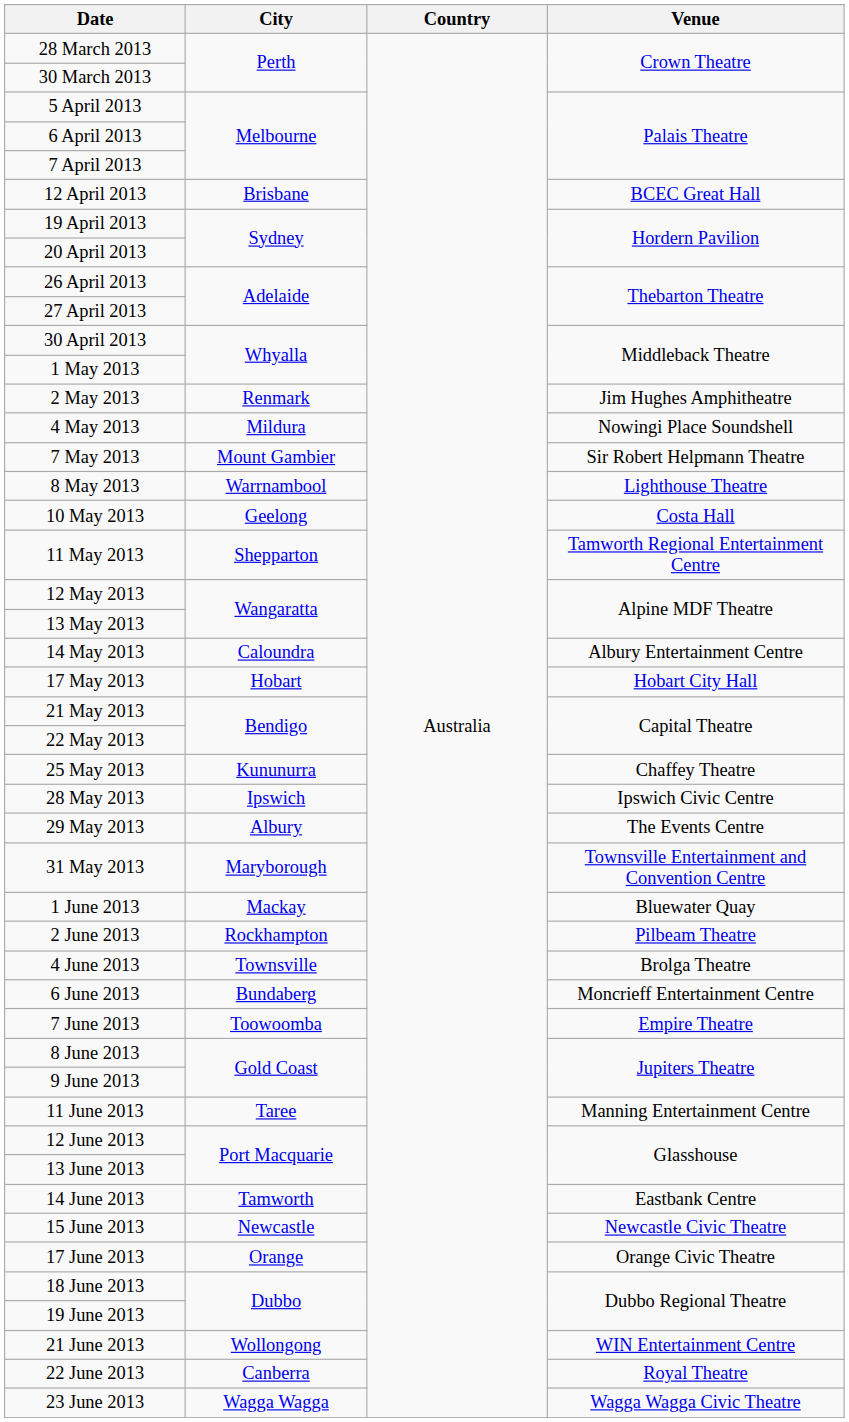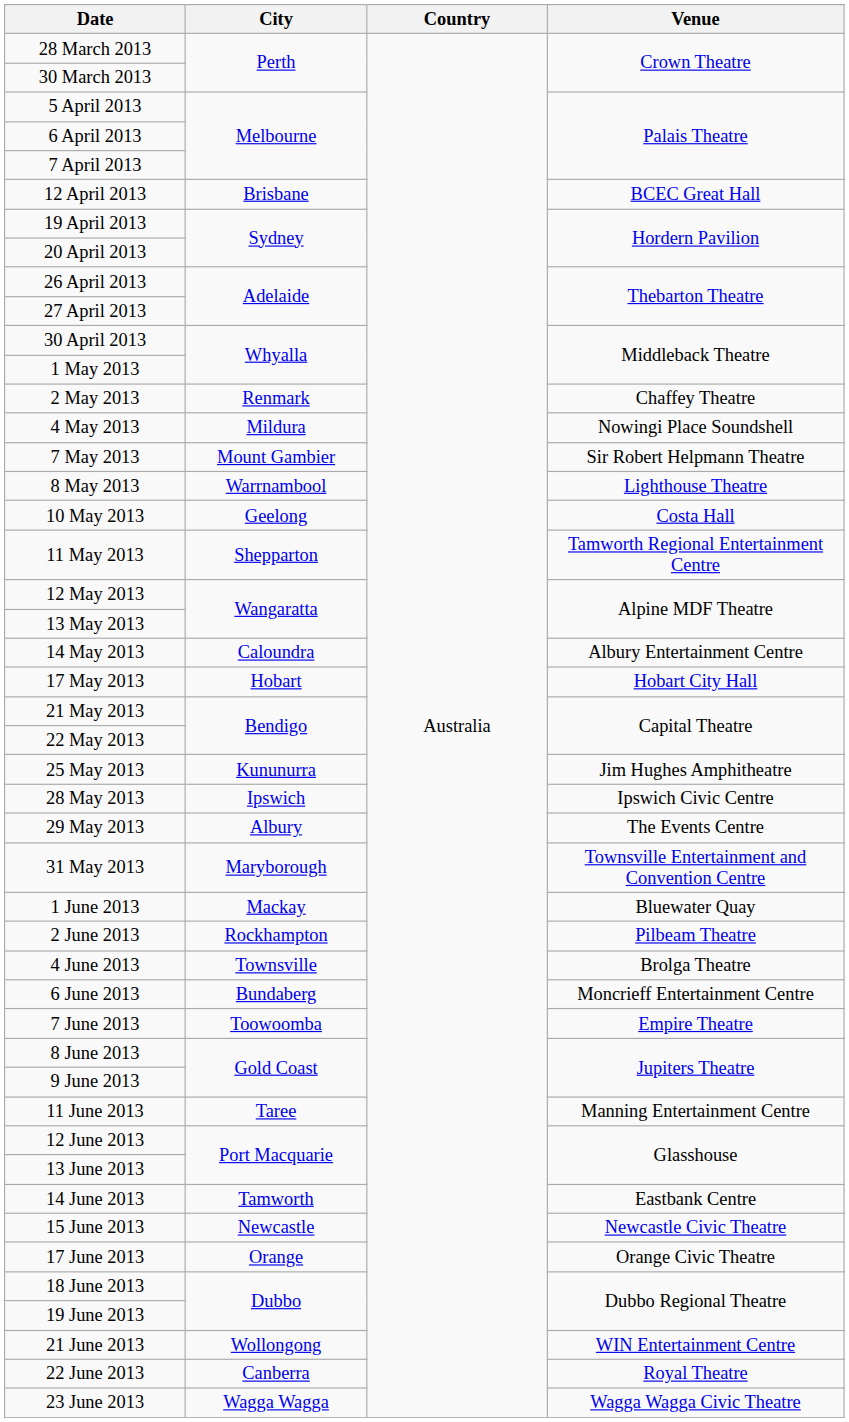(696, 398) Jim Hughes Amphitheatre -> (696, 398) Chaffey Theatre
(696, 769) Chaffey Theatre -> (696, 769) Jim Hughes Amphitheatre
